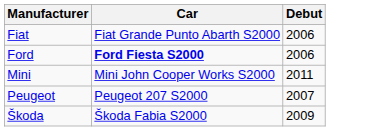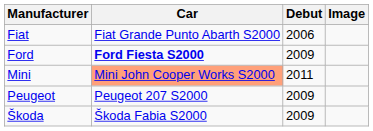+ column: (347, 14)
(300, 55) 2006 -> (300, 55) 2009
(185, 75) no background -> (185, 75) lightsalmon background
(300, 95) 2007 -> (300, 95) 2009
